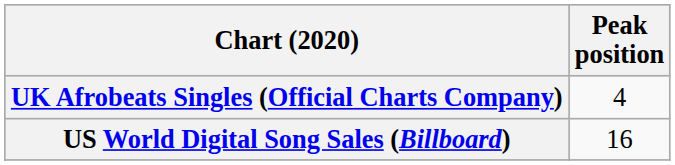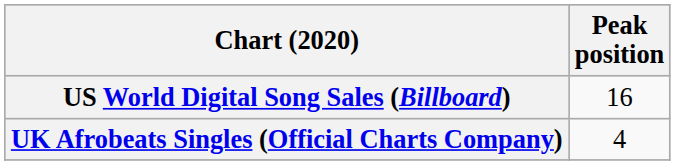rows swapped: (287, 138) <-> (287, 97)
